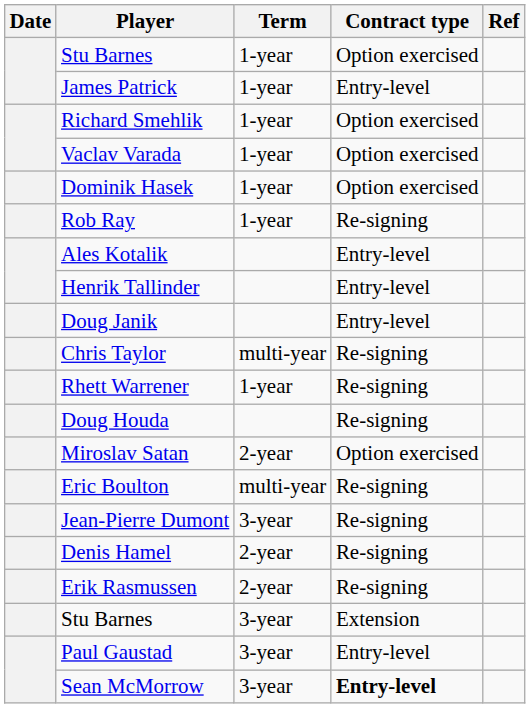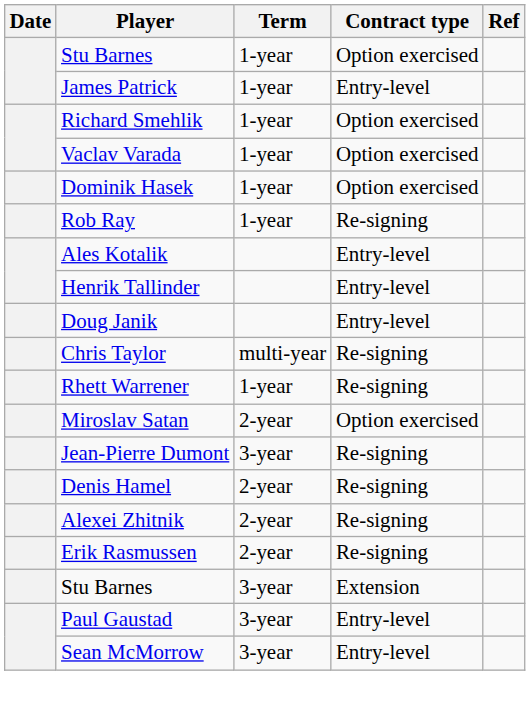- row: (115, 420)
- row: (115, 486)
+ row: (122, 519)
(386, 685) bold -> (383, 652) normal
